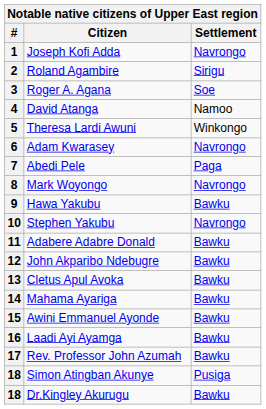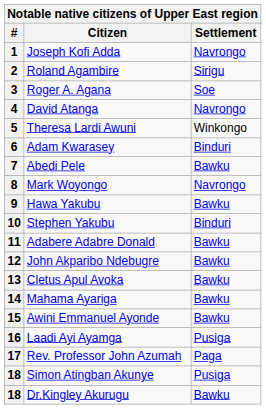(213, 109) Namoo -> (220, 109) Navrongo
(220, 147) Navrongo -> (212, 147) Binduri
(208, 166) Paga -> (212, 166) Bawku
(220, 223) Navrongo -> (212, 223) Binduri
(212, 337) Bawku -> (212, 337) Pusiga
(212, 356) Bawku -> (208, 356) Paga
